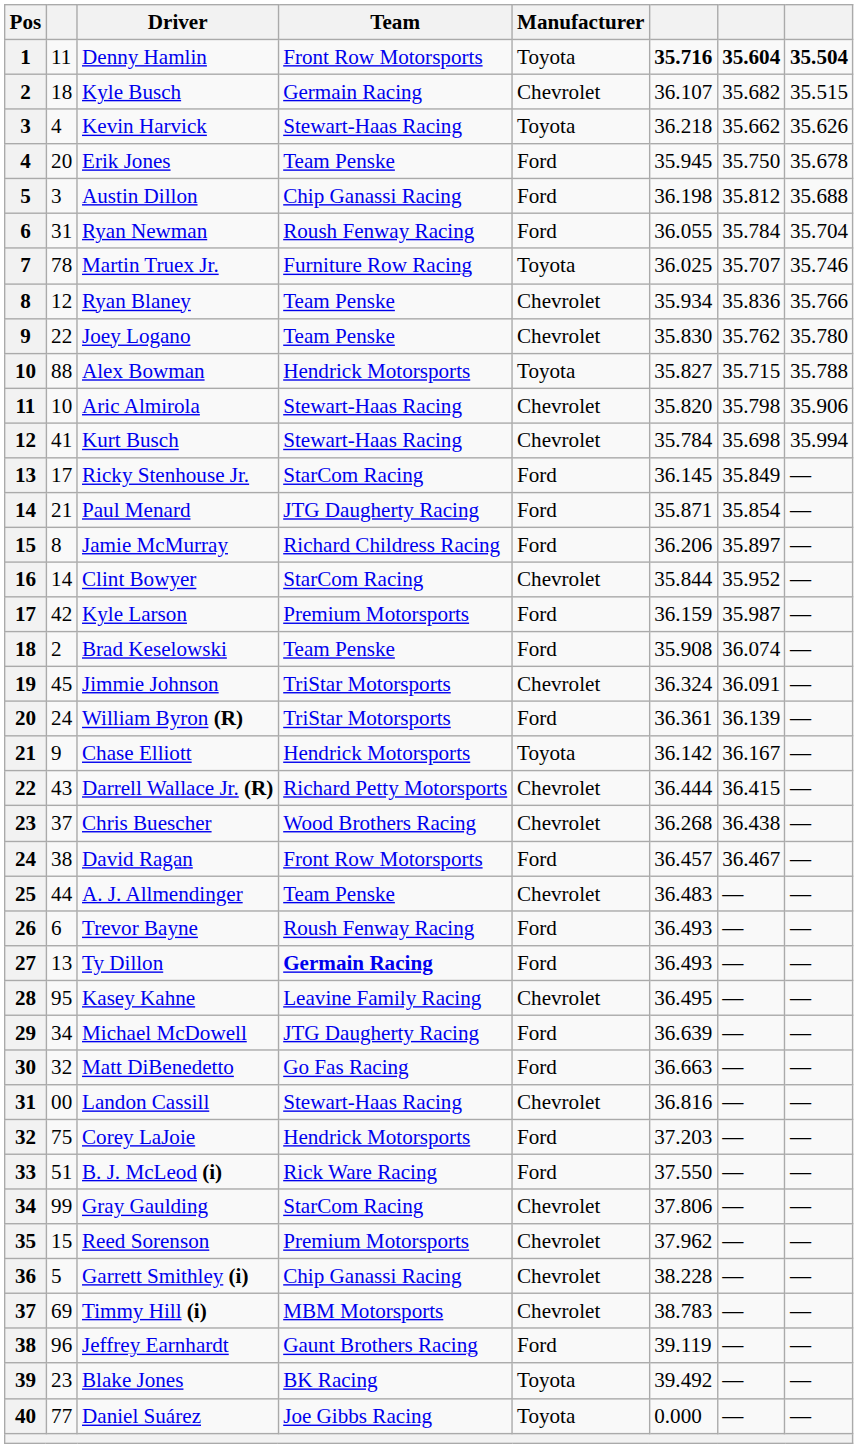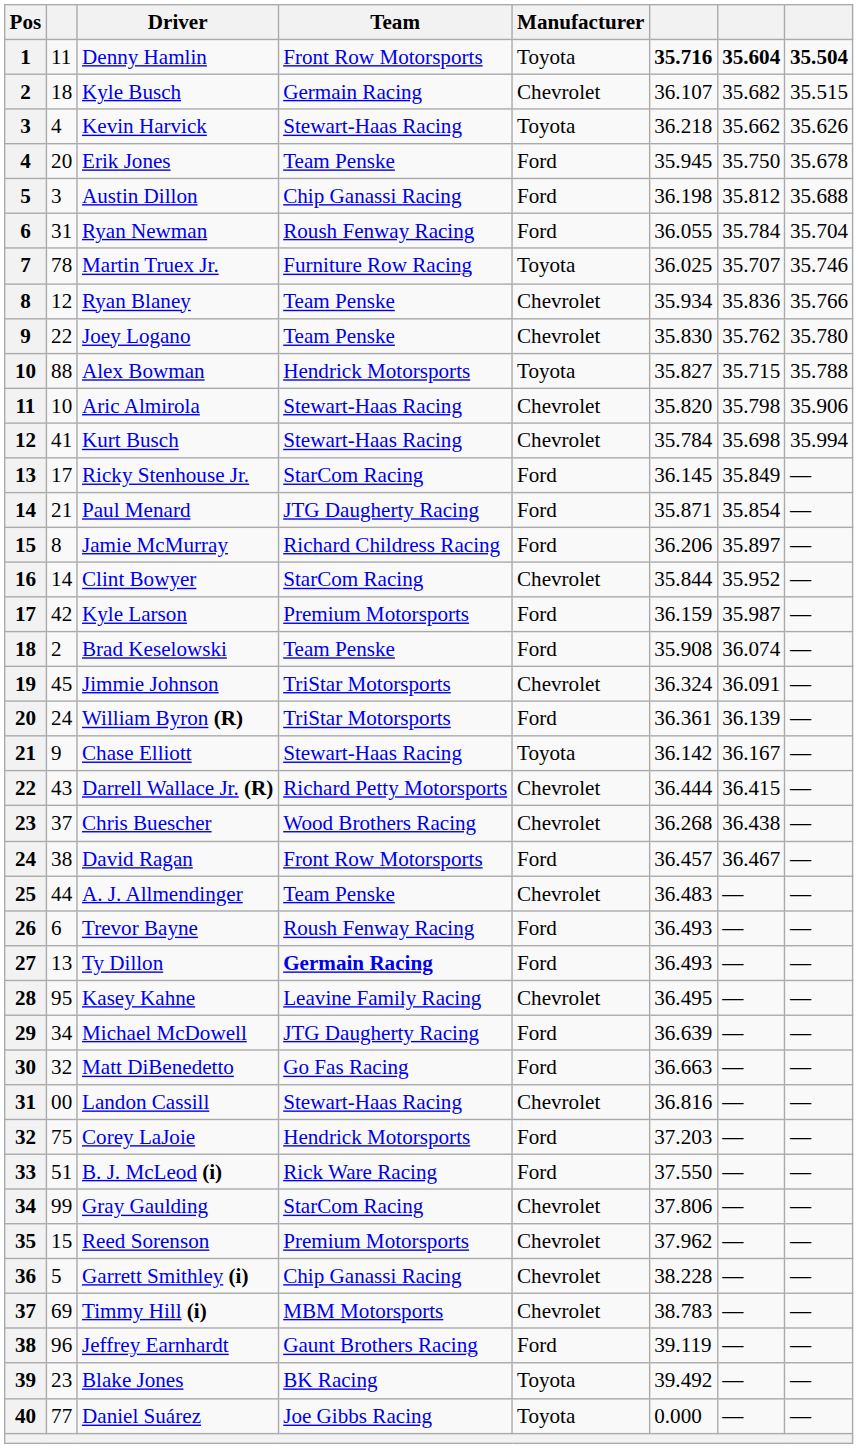(377, 753) Hendrick Motorsports -> (373, 753) Stewart-Haas Racing
